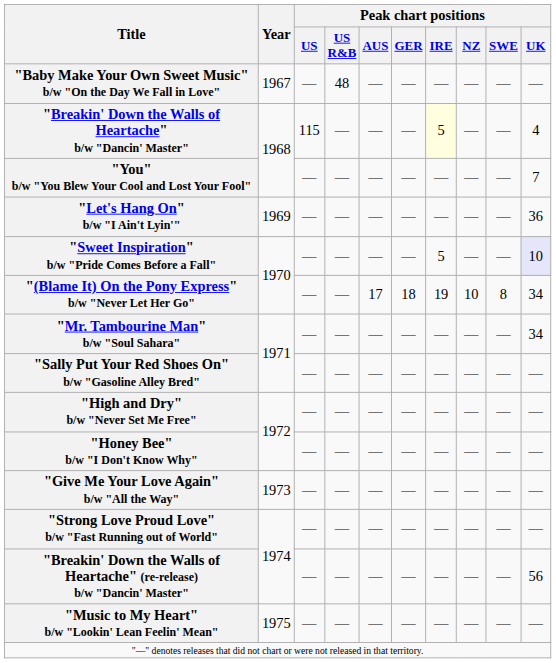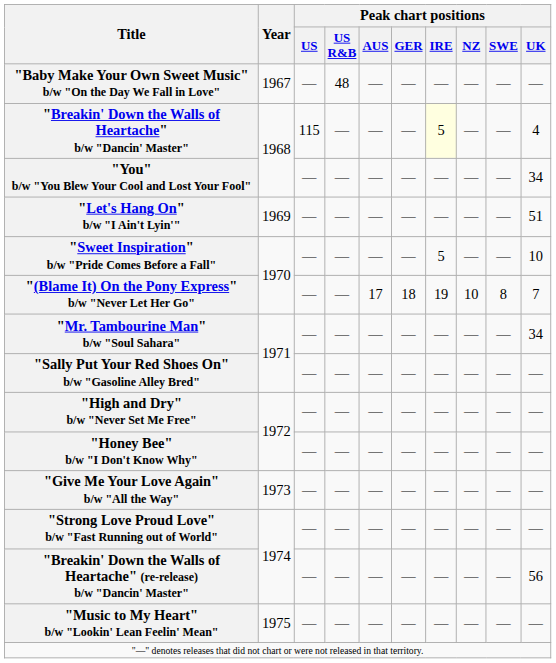(536, 177) 7 -> (536, 177) 34
(536, 216) 36 -> (536, 216) 51
(536, 255) lavender background -> (536, 255) no background
(536, 294) 34 -> (536, 294) 7
